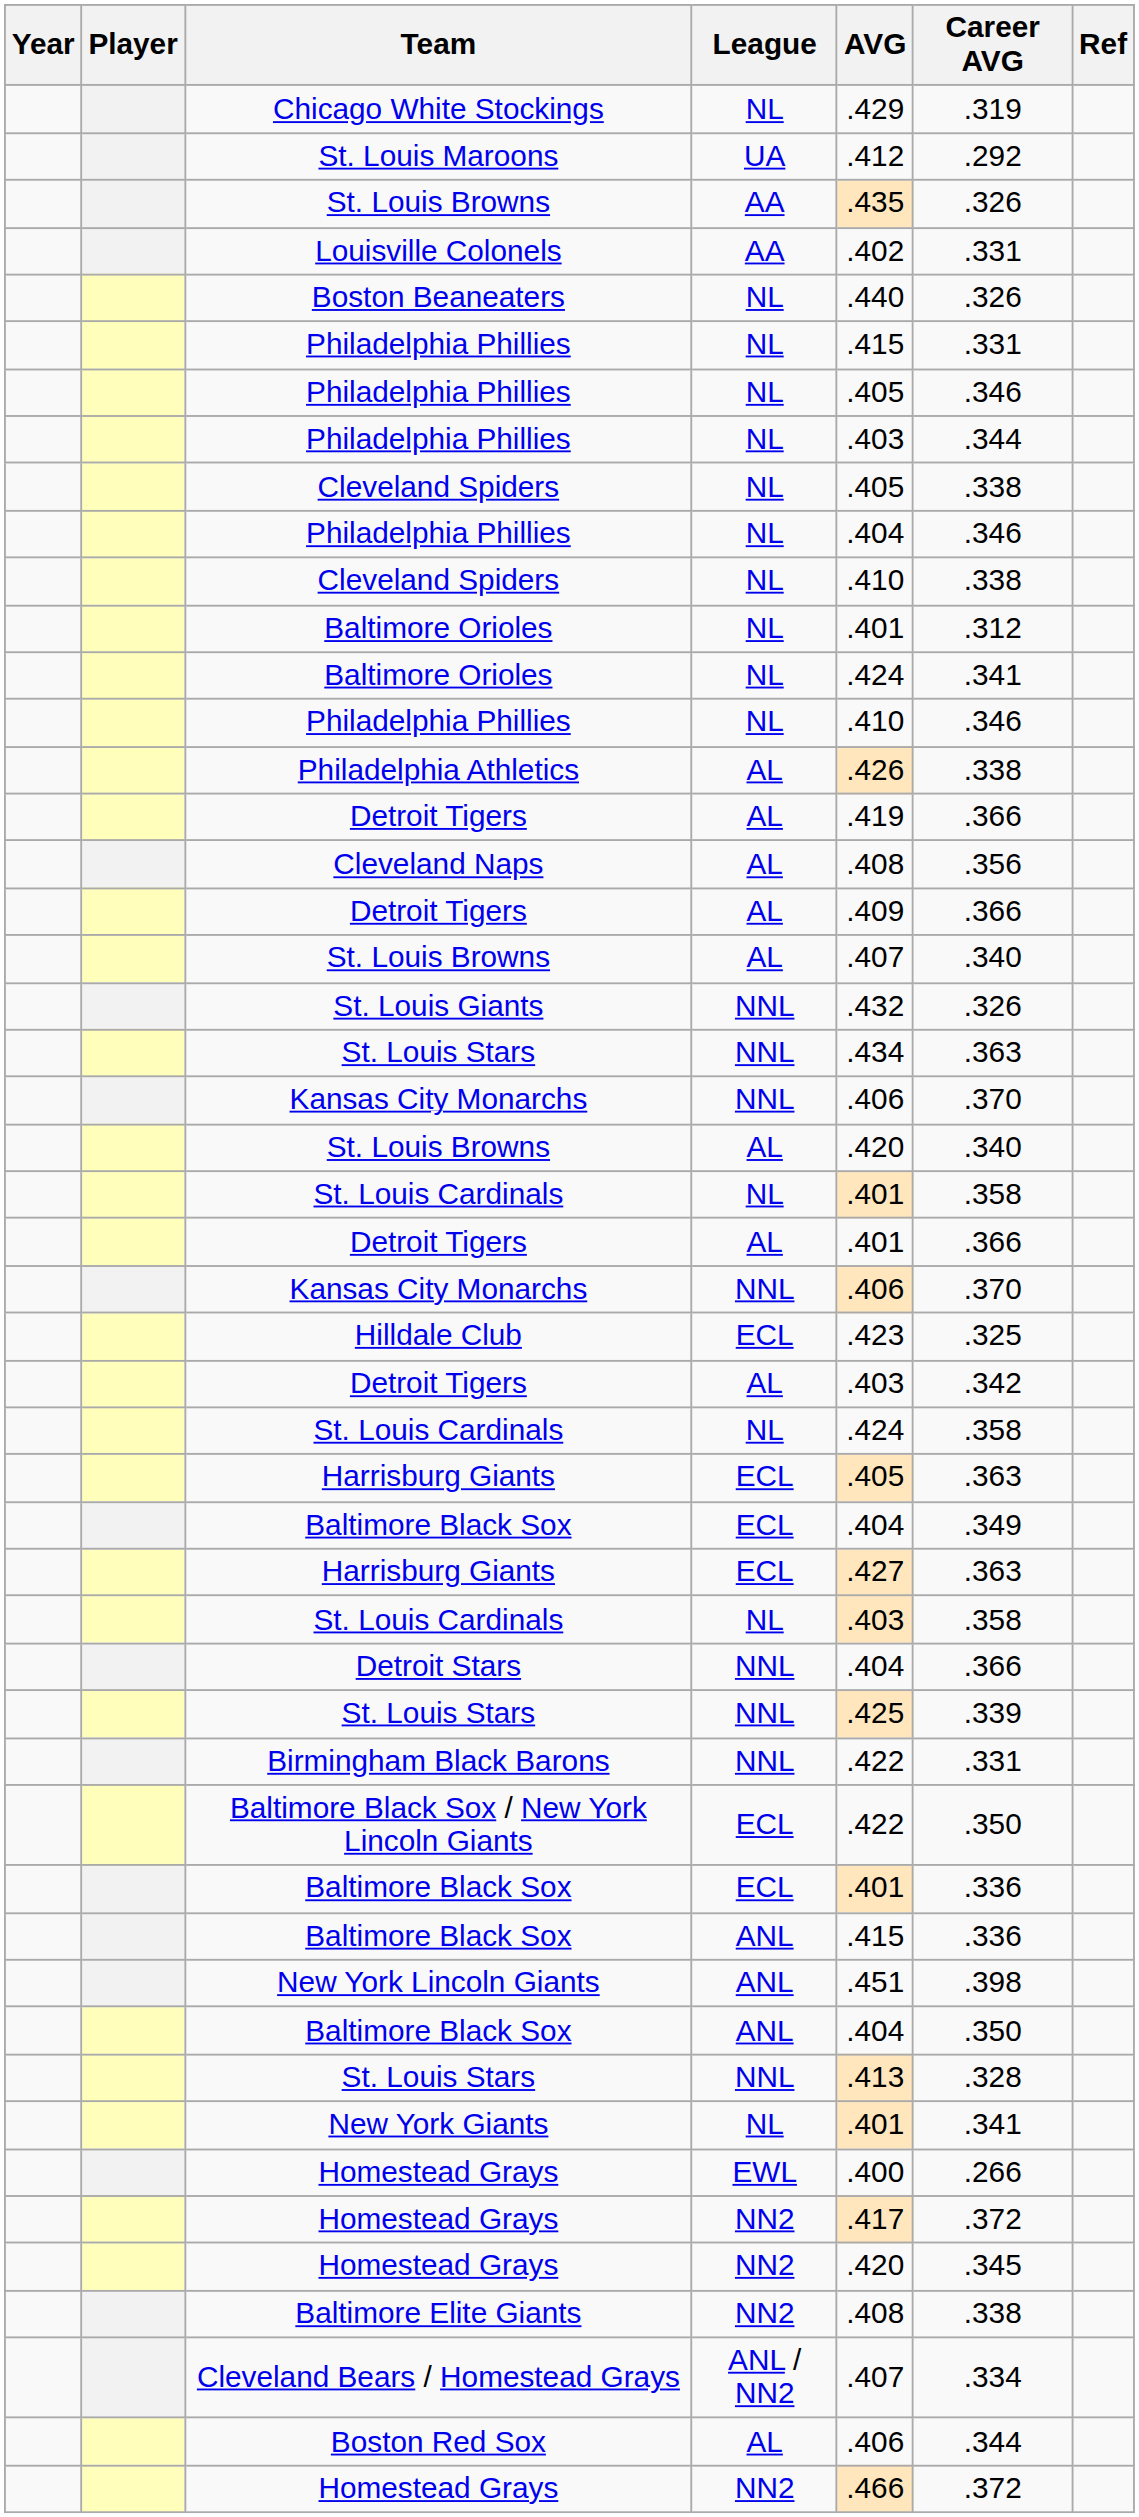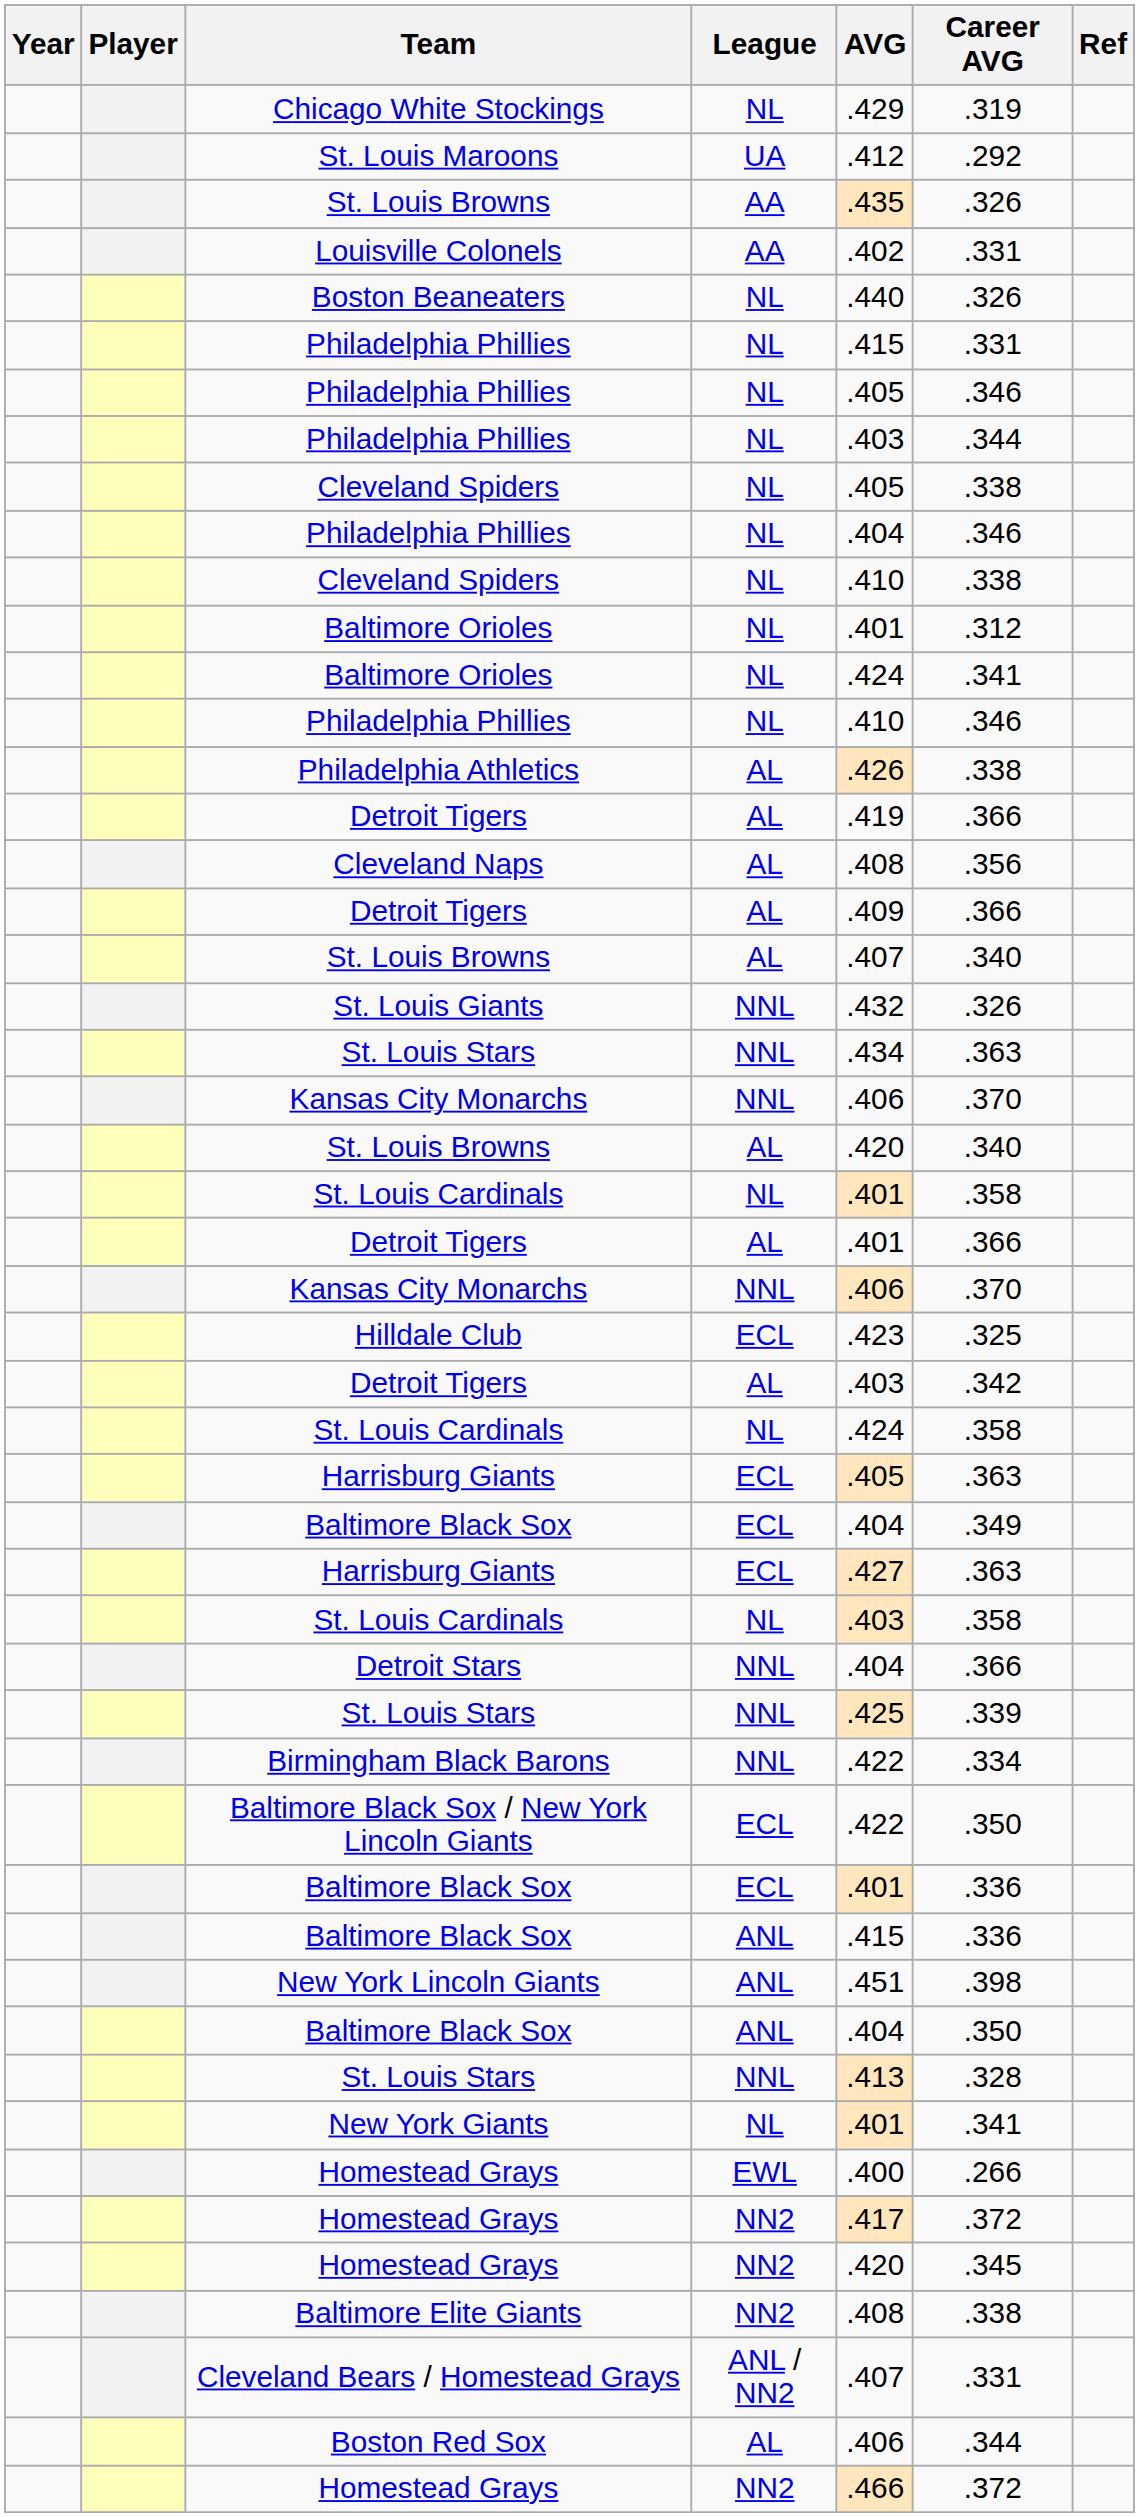(993, 1760) .331 -> (993, 1760) .334
(993, 2377) .334 -> (993, 2377) .331
